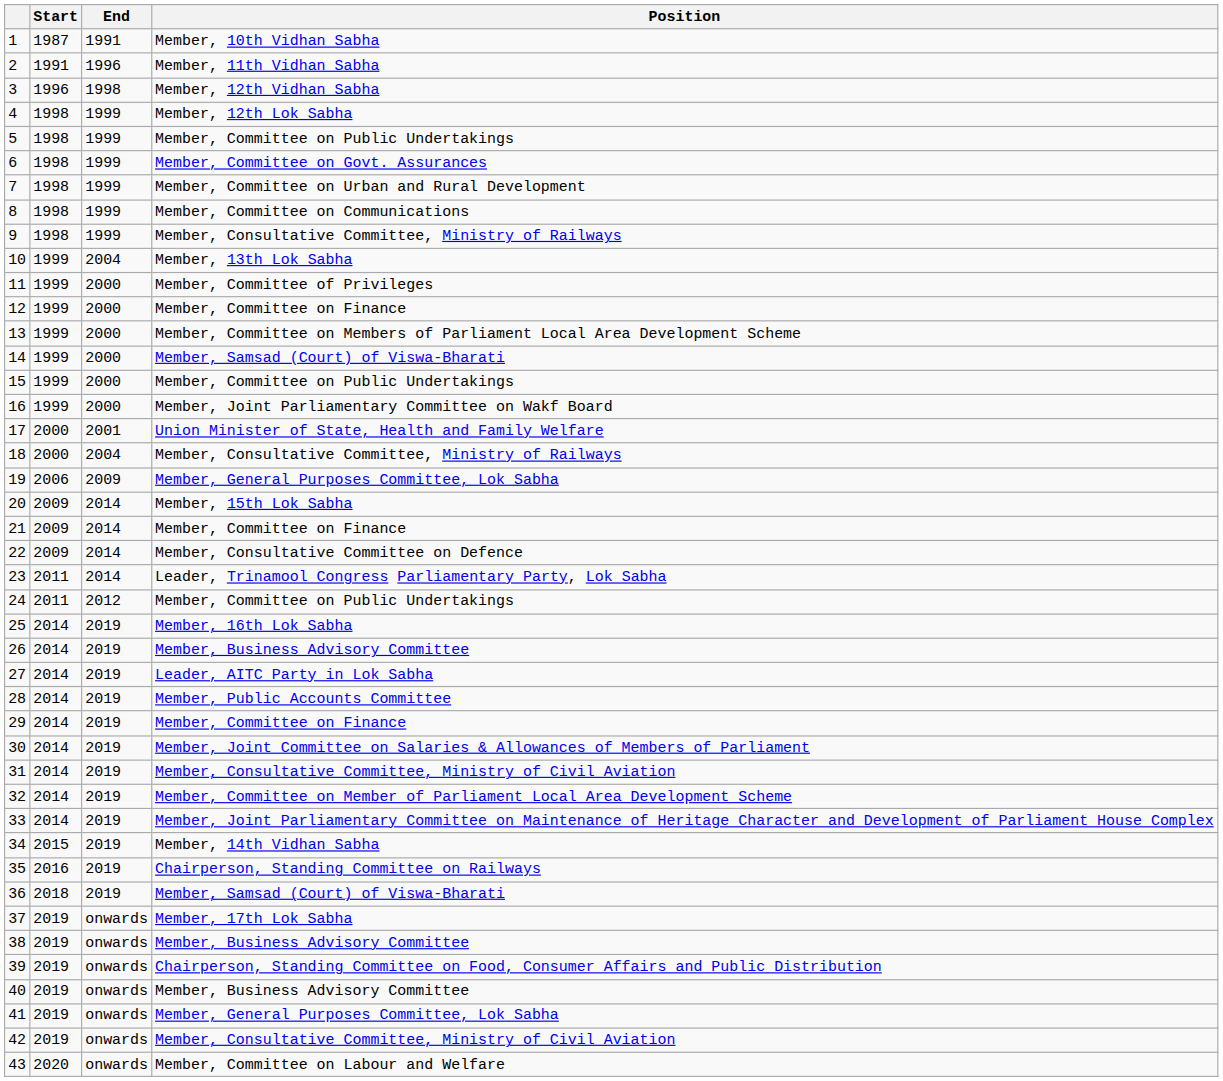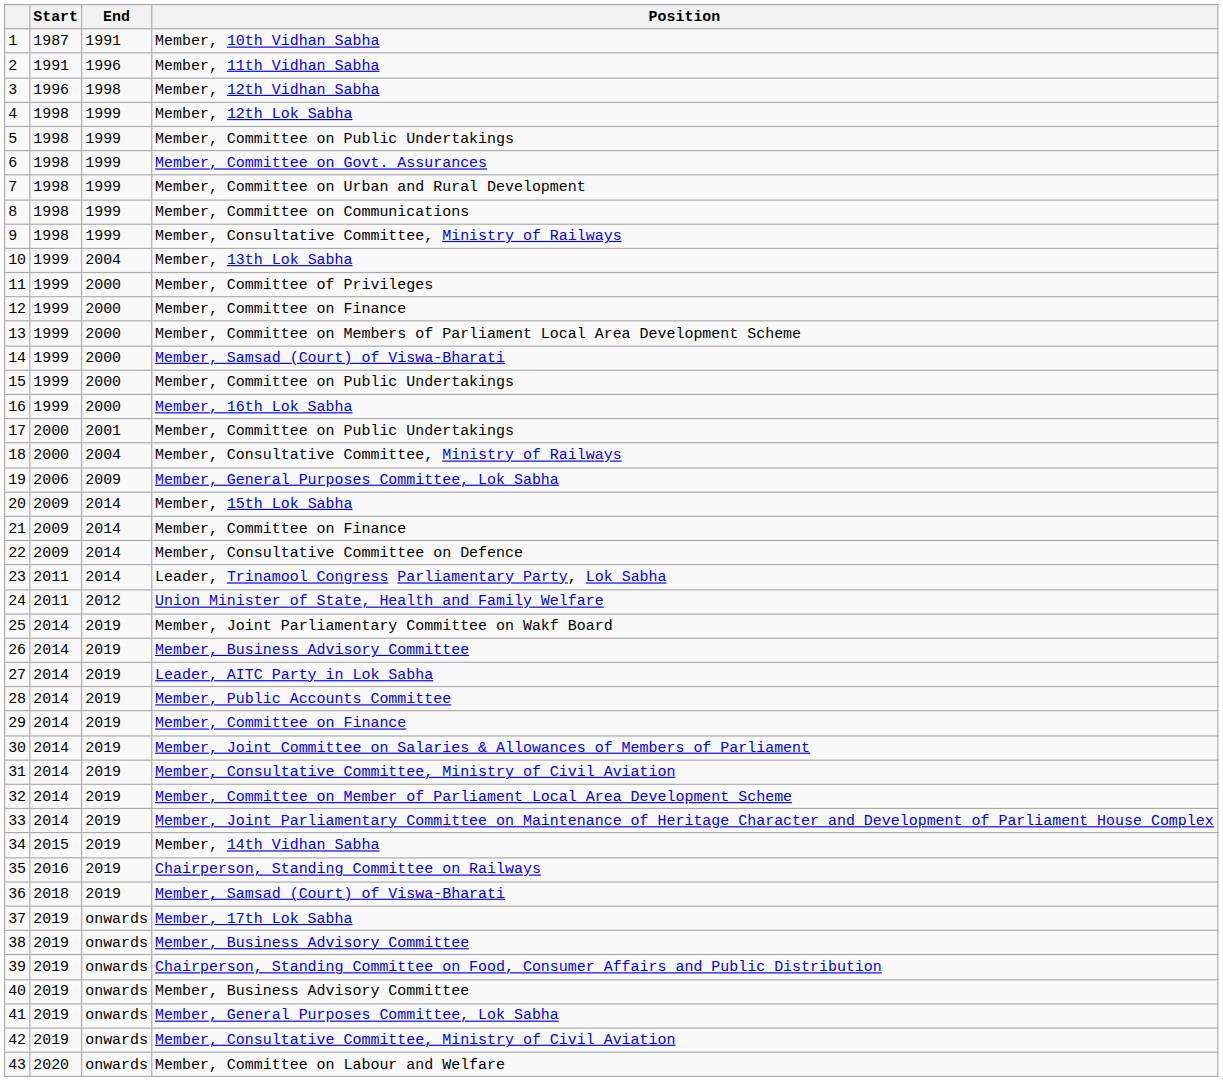(384, 407) Member, Joint Parliamentary Committee on Wakf Board -> (254, 407) Member, 16th Lok Sabha
(379, 431) Union Minister of State, Health and Family Welfare -> (335, 431) Member, Committee on Public Undertakings
(335, 602) Member, Committee on Public Undertakings -> (379, 602) Union Minister of State, Health and Family Welfare
(254, 626) Member, 16th Lok Sabha -> (384, 626) Member, Joint Parliamentary Committee on Wakf Board
